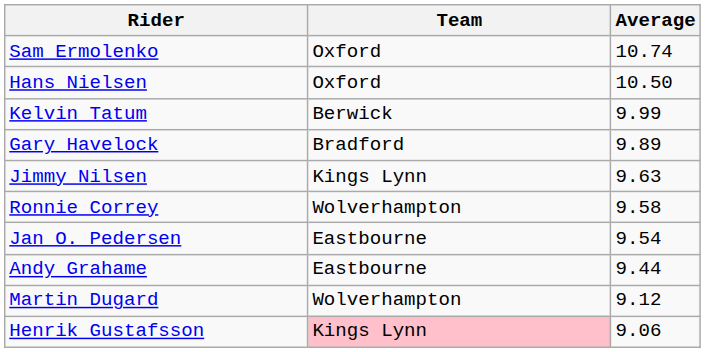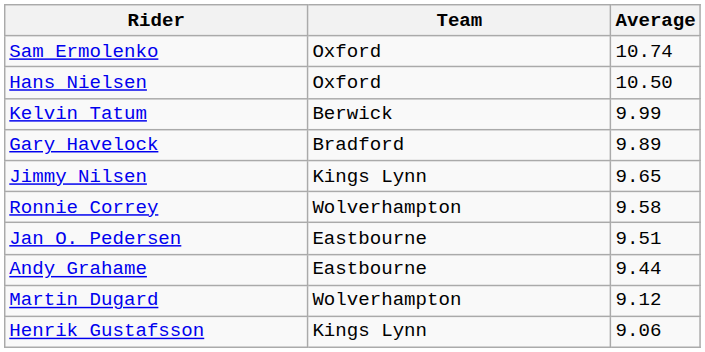(638, 176) 9.63 -> (638, 176) 9.65
(638, 238) 9.54 -> (638, 238) 9.51
(370, 332) pink background -> (370, 332) no background
